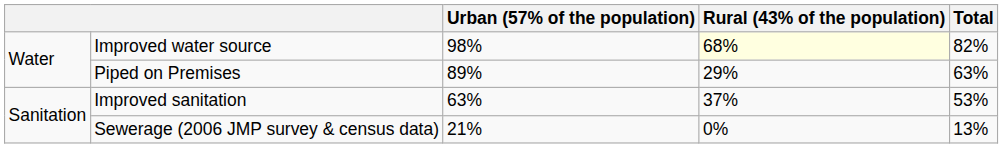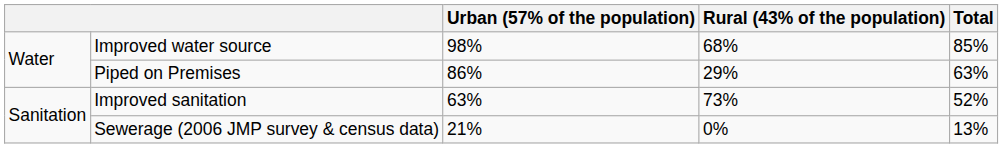(721, 45) lightyellow background -> (721, 45) no background
(971, 45) 82% -> (971, 45) 85%
(464, 73) 89% -> (464, 73) 86%
(721, 101) 37% -> (721, 101) 73%
(971, 101) 53% -> (971, 101) 52%
